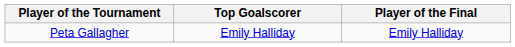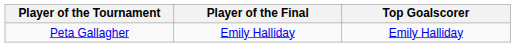columns swapped: (258, 13) <-> (426, 13)
